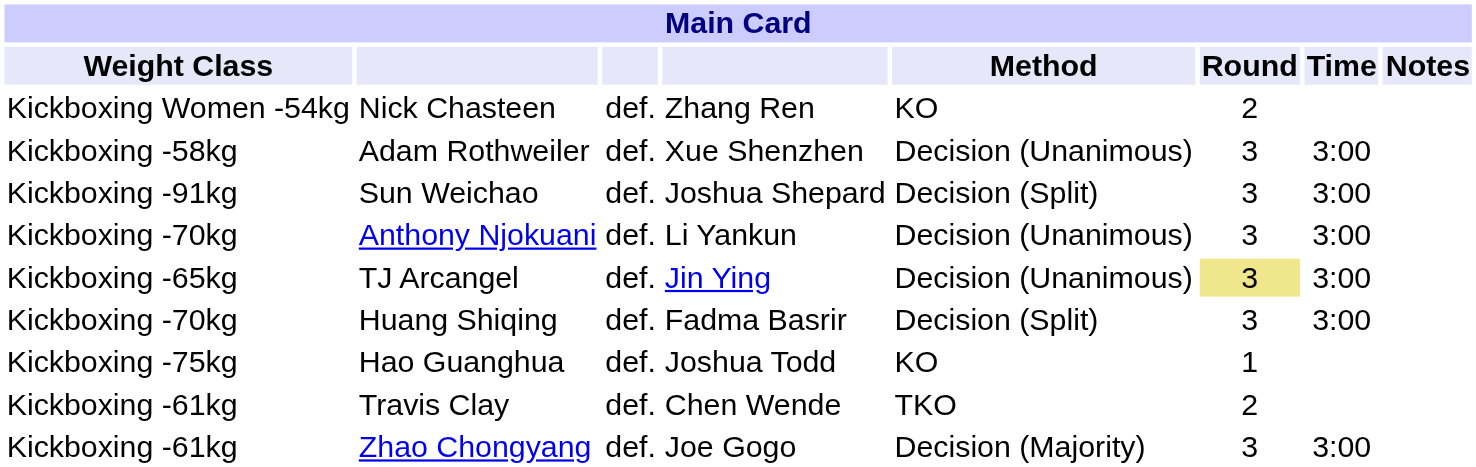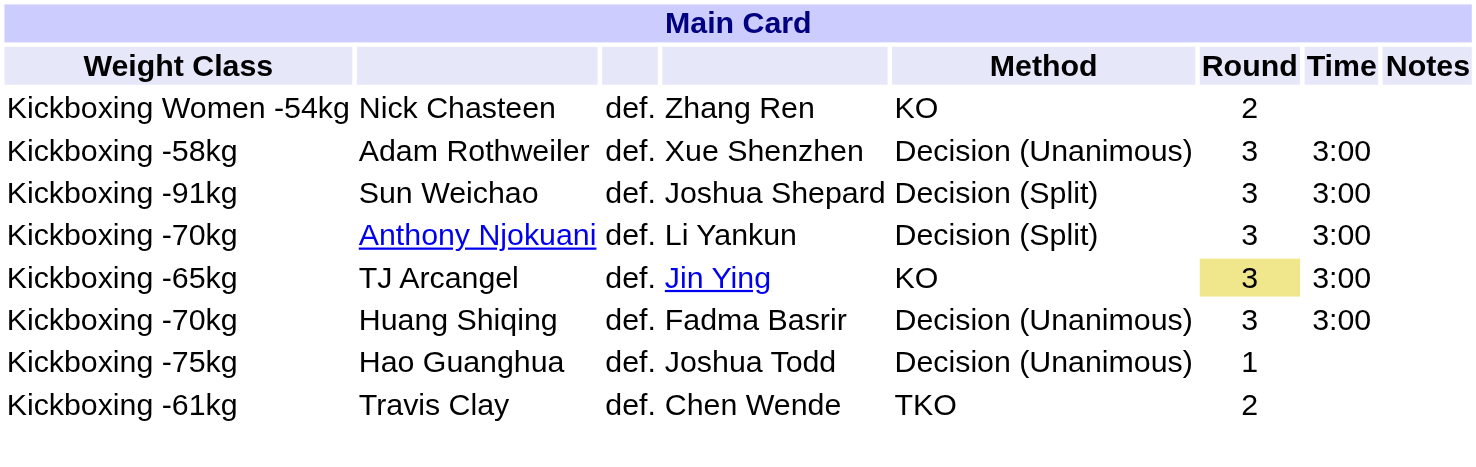(1044, 235) Decision (Unanimous) -> (996, 235) Decision (Split)
(1044, 278) Decision (Unanimous) -> (916, 278) KO
(996, 320) Decision (Split) -> (1044, 320) Decision (Unanimous)
(916, 362) KO -> (1044, 362) Decision (Unanimous)
- row: (475, 447)
